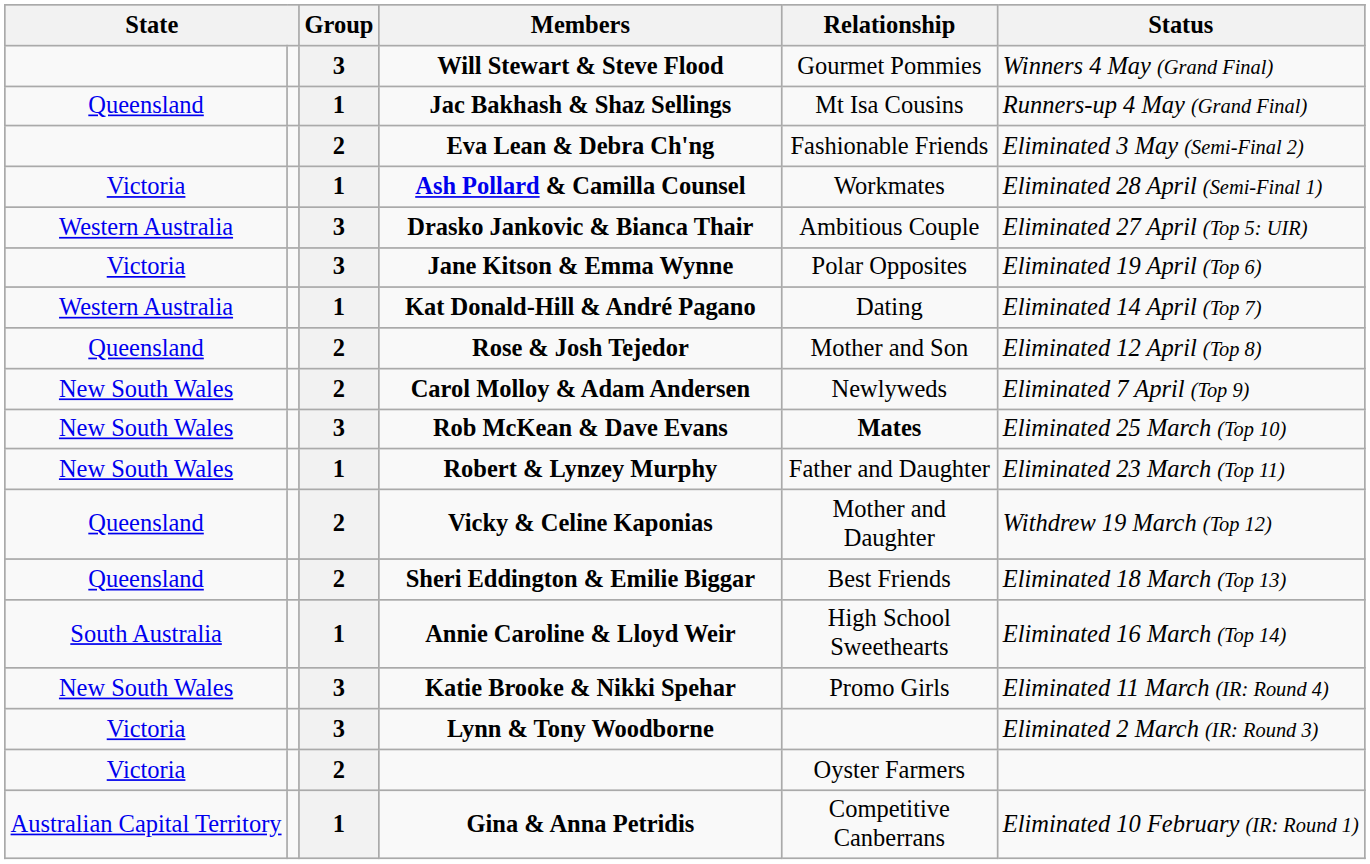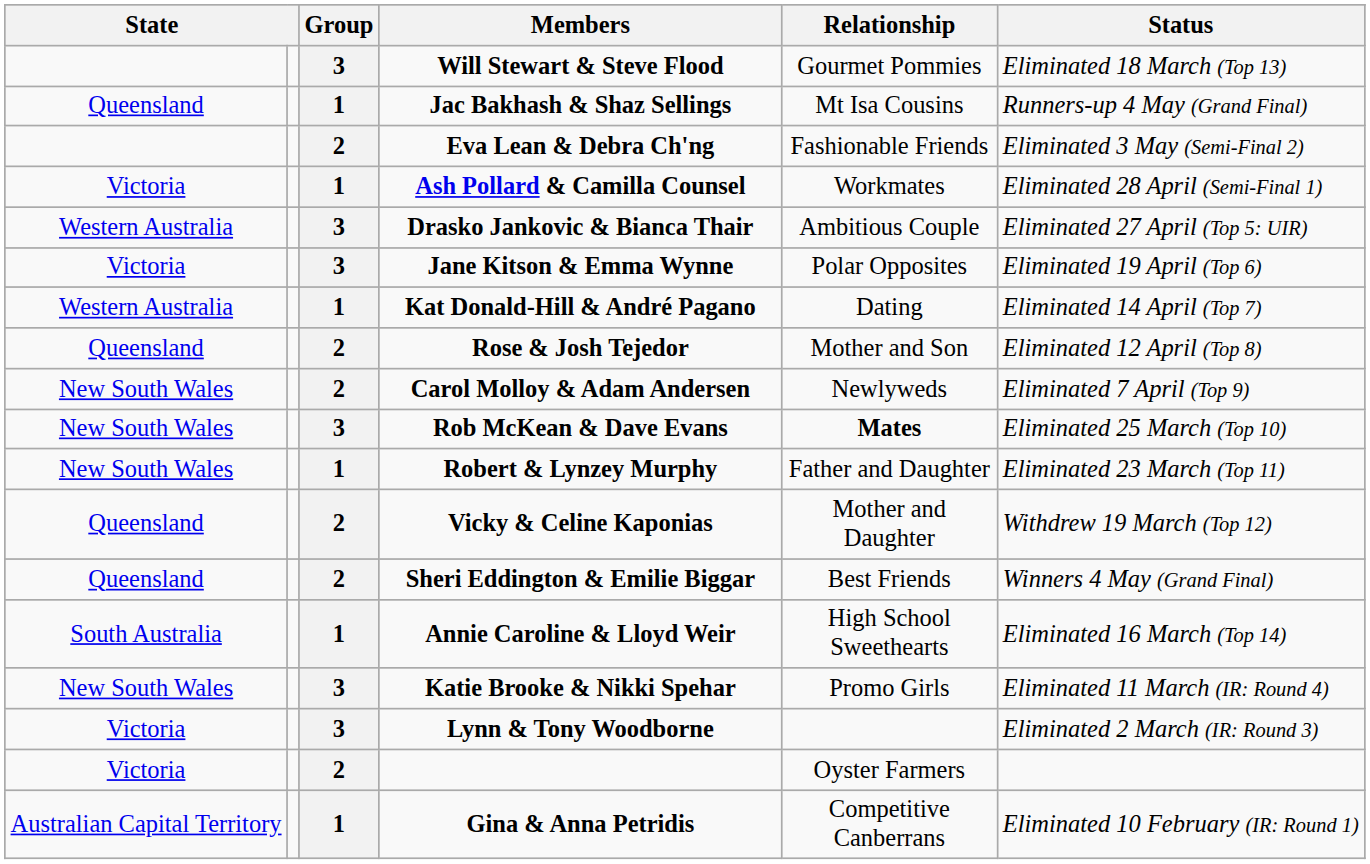(1138, 65) Winners 4 May (Grand Final) -> (1145, 65) Eliminated 18 March (Top 13)
(1145, 578) Eliminated 18 March (Top 13) -> (1138, 578) Winners 4 May (Grand Final)
